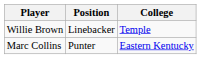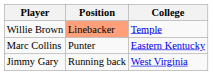(91, 29) no background -> (91, 29) lightsalmon background
+ row: (33, 62)
